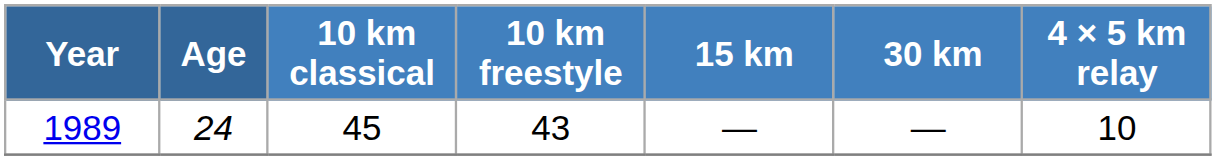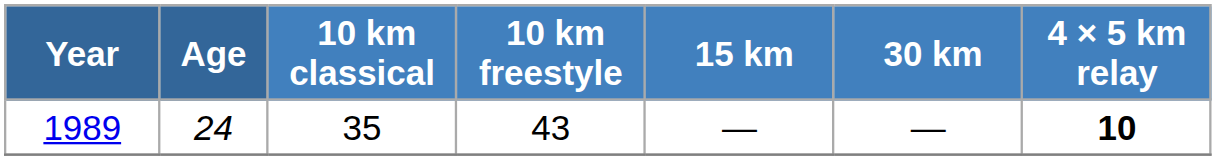(362, 127) 45 -> (362, 127) 35
(1117, 127) normal -> (1117, 127) bold
